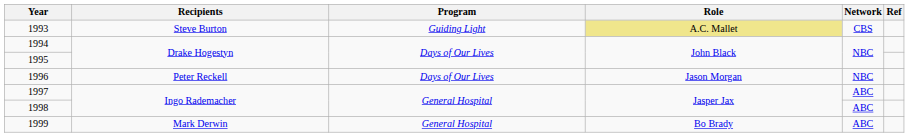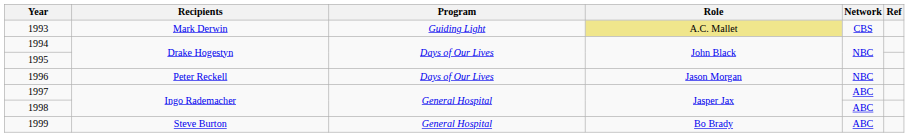(200, 28) Steve Burton -> (200, 28) Mark Derwin
(200, 124) Mark Derwin -> (200, 124) Steve Burton
